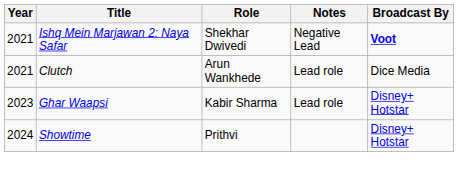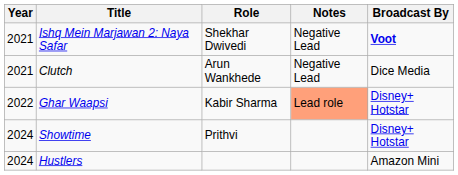(318, 71) Lead role -> (317, 71) Negative Lead
(20, 103) 2023 -> (20, 103) 2022
(318, 103) no background -> (318, 103) lightsalmon background
+ row: (61, 161)
